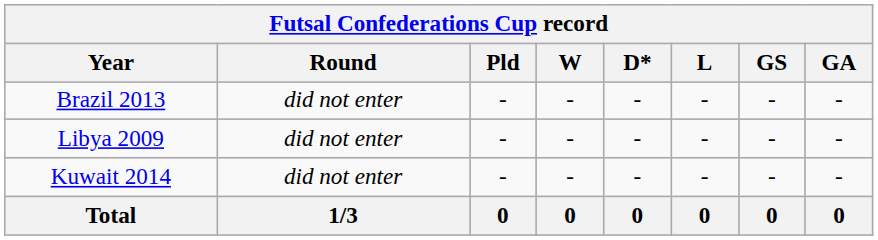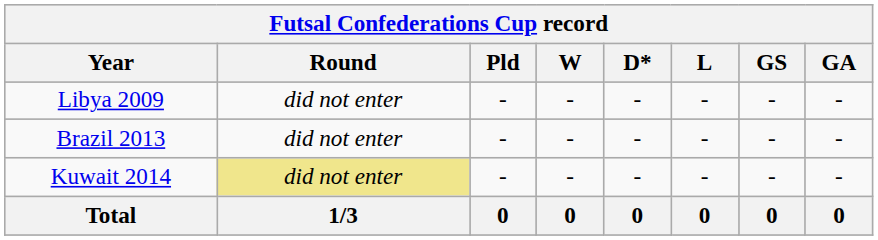rows swapped: (111, 138) <-> (111, 100)
(343, 176) no background -> (343, 176) khaki background
